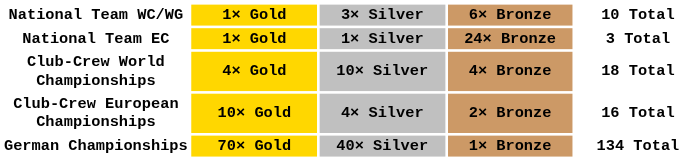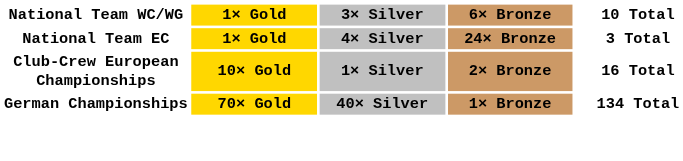(382, 39) 1× Silver -> (382, 39) 4× Silver
- row: (96, 71)
(382, 113) 4× Silver -> (382, 71) 1× Silver
